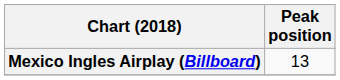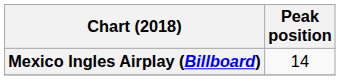(300, 61) 13 -> (300, 61) 14
